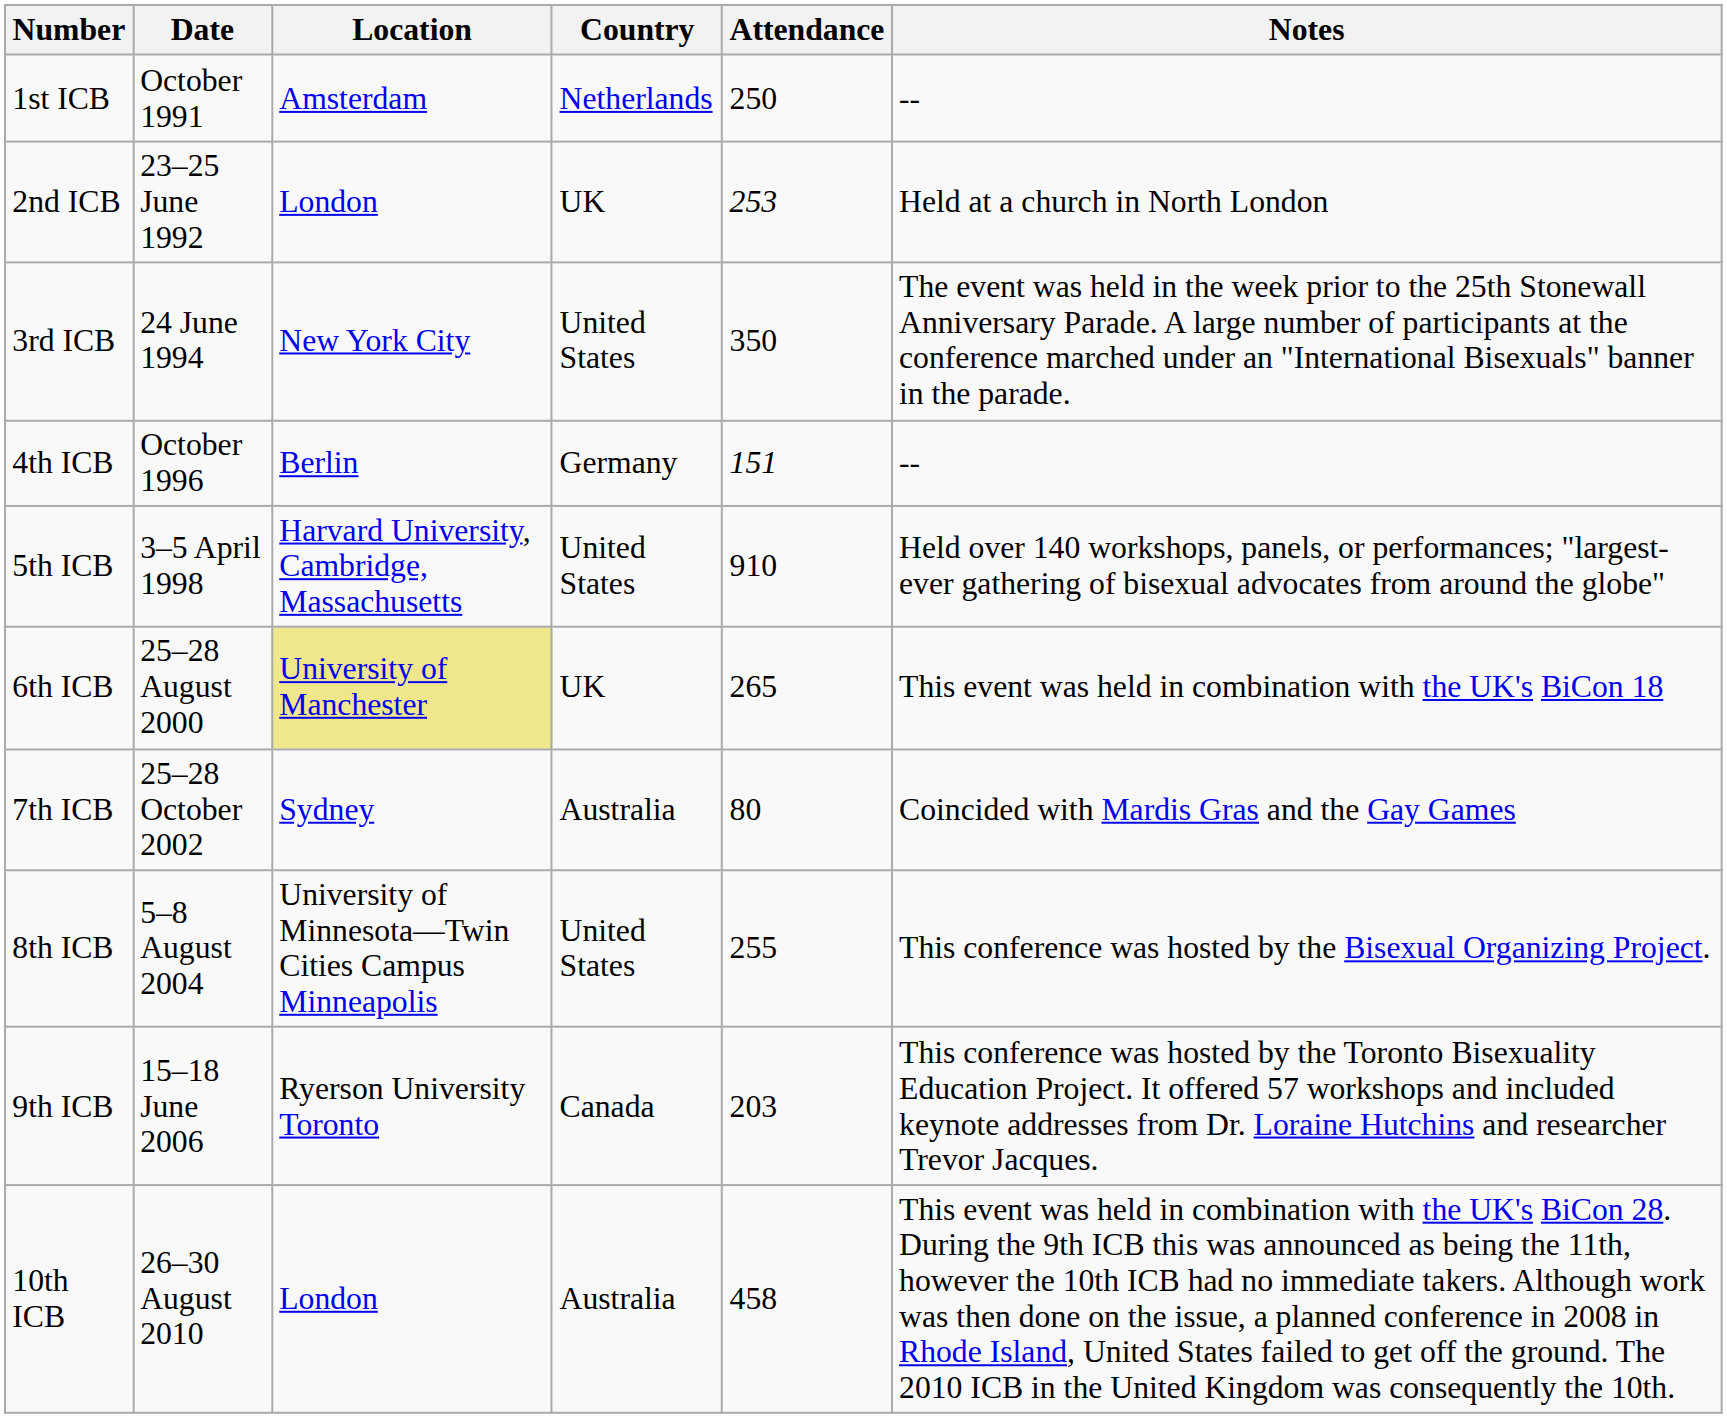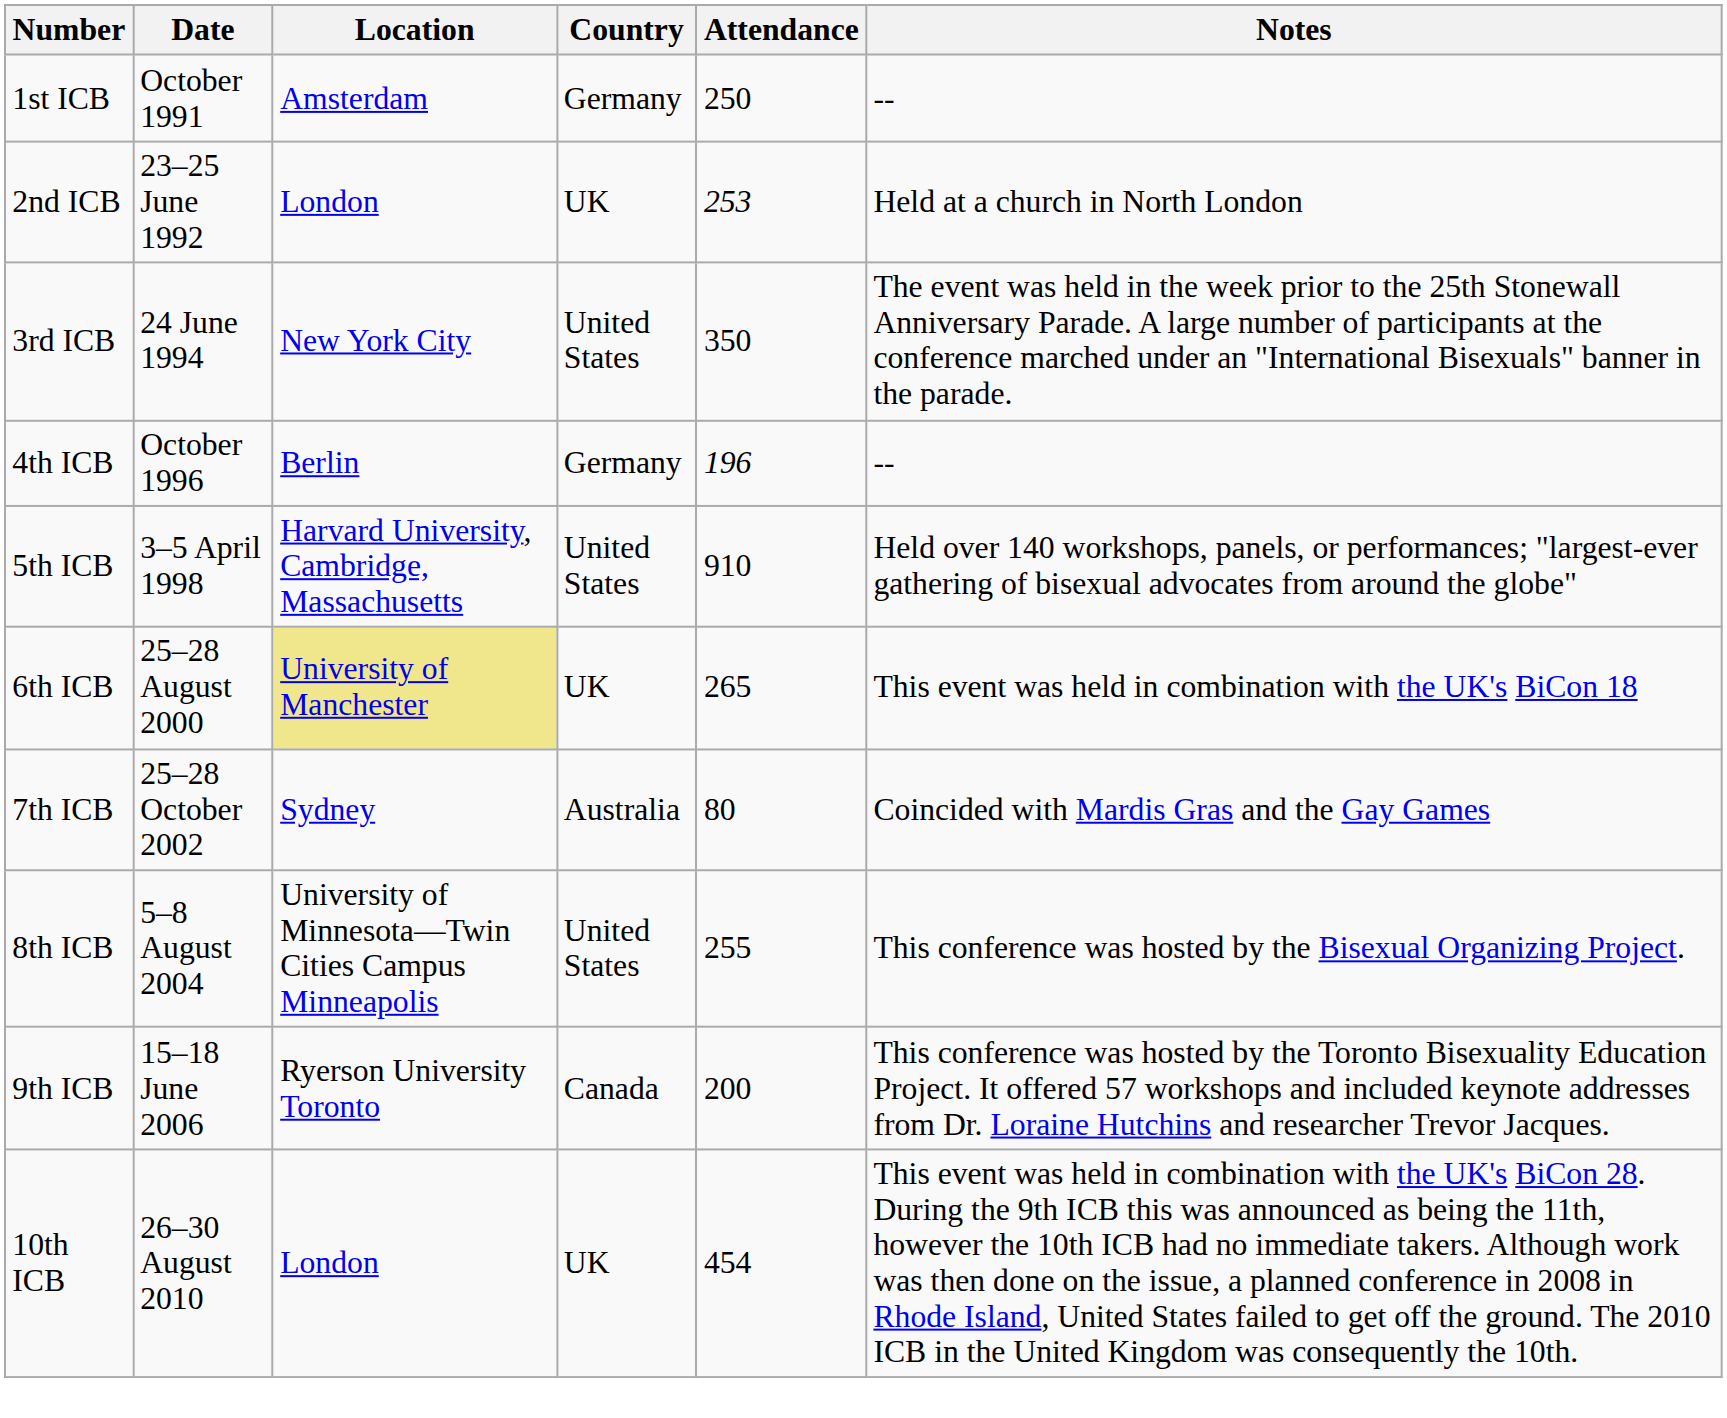(636, 97) Netherlands -> (623, 97) Germany
(753, 462) 151 -> (728, 462) 196
(753, 1105) 203 -> (728, 1087) 200
(618, 1298) Australia -> (587, 1262) UK
(753, 1298) 458 -> (728, 1262) 454
